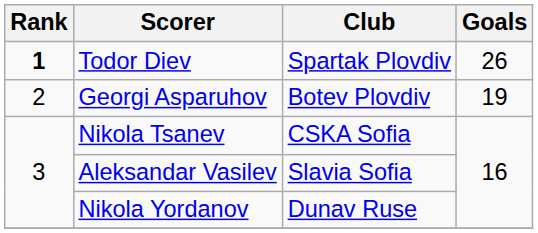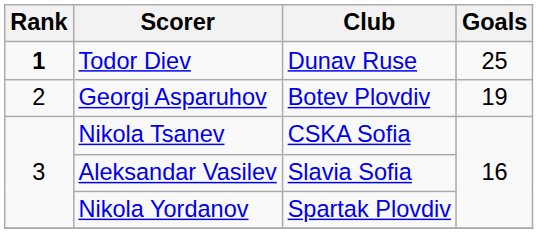(369, 60) Spartak Plovdiv -> (352, 60) Dunav Ruse
(495, 60) 26 -> (495, 60) 25
(352, 209) Dunav Ruse -> (369, 209) Spartak Plovdiv
